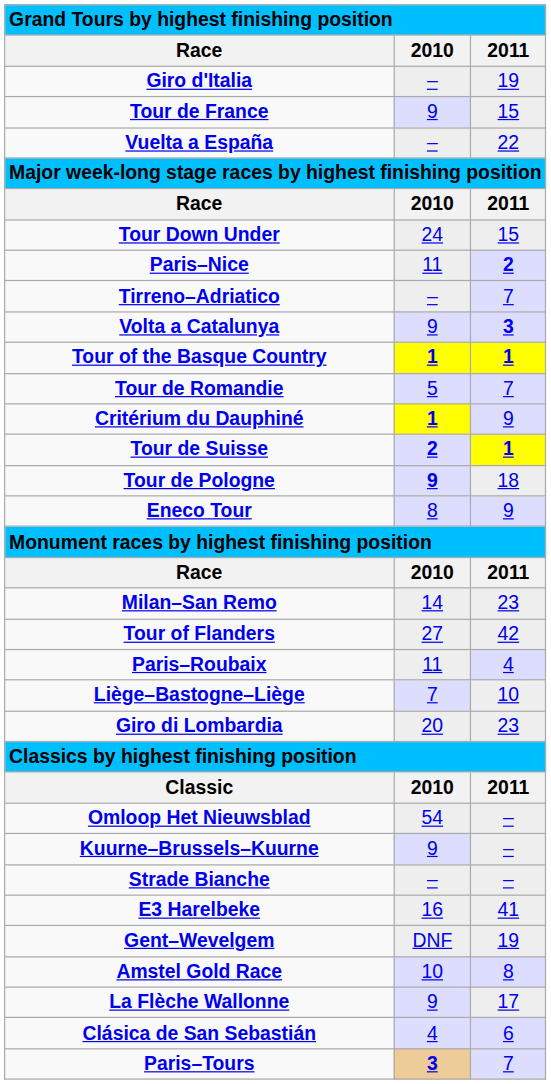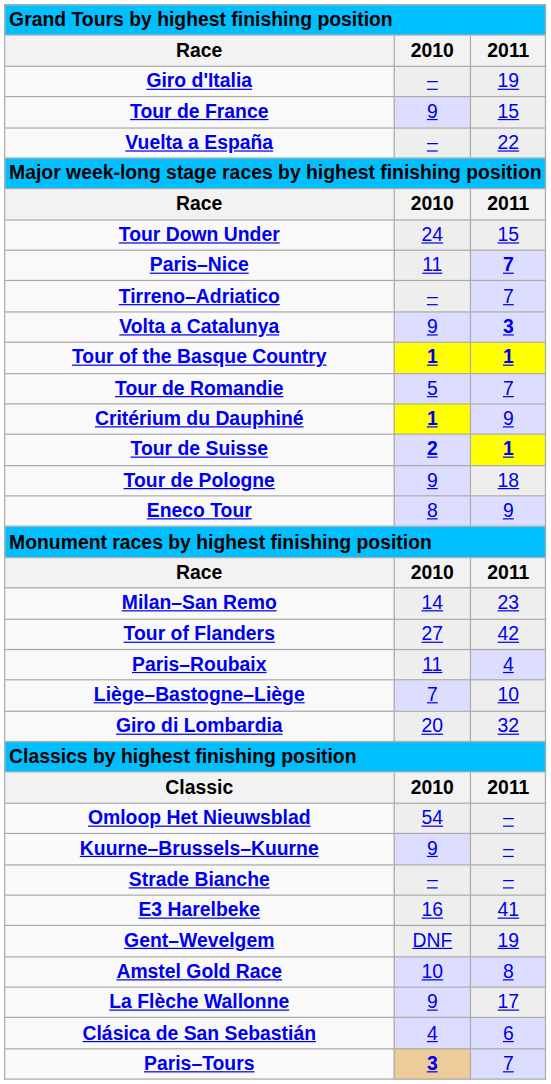(508, 265) 2 -> (508, 265) 7
(432, 480) bold -> (432, 480) normal
(508, 726) 23 -> (508, 726) 32
